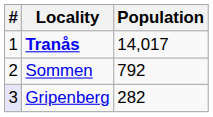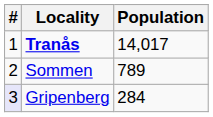(131, 71) 792 -> (131, 71) 789
(131, 97) 282 -> (131, 97) 284
